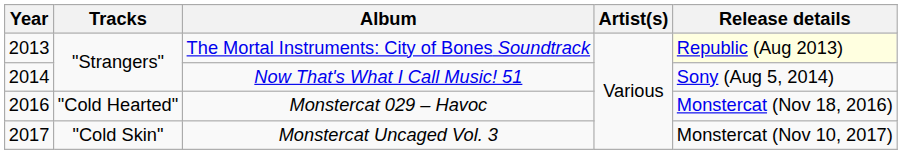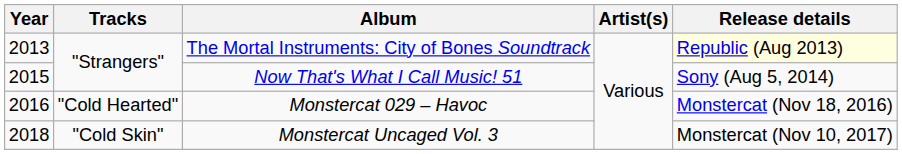(29, 76) 2014 -> (29, 76) 2015
(29, 134) 2017 -> (29, 134) 2018
